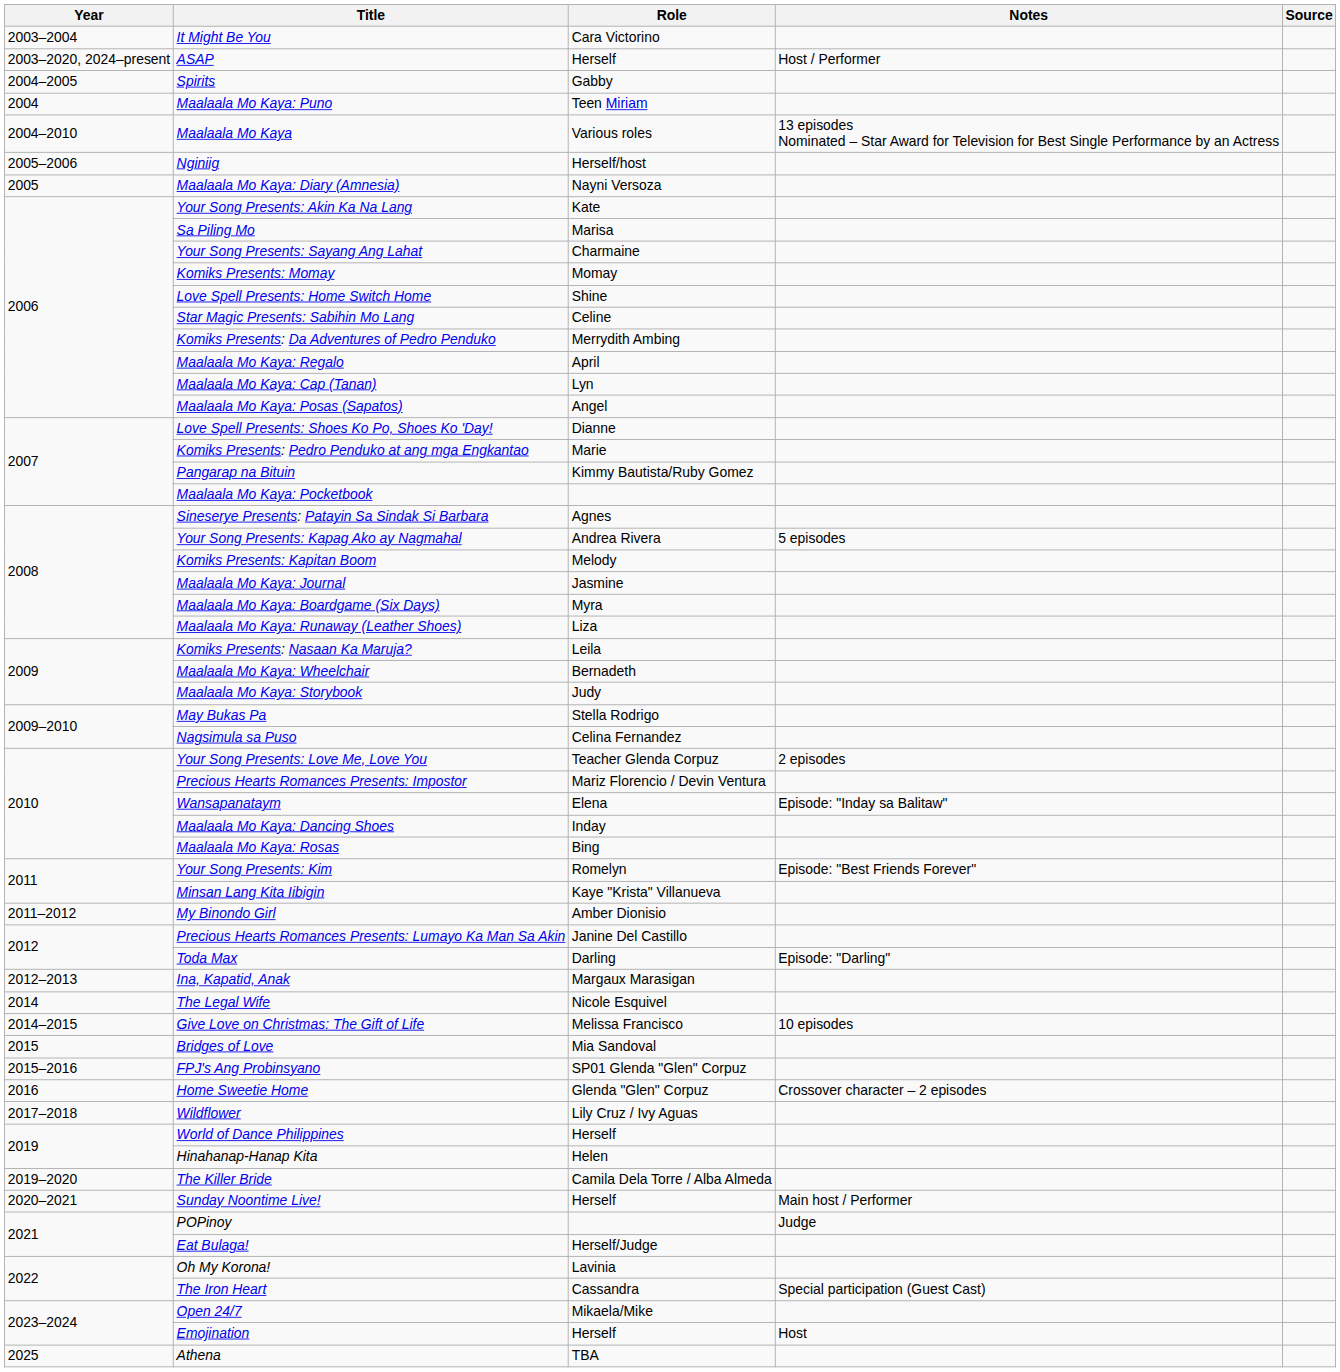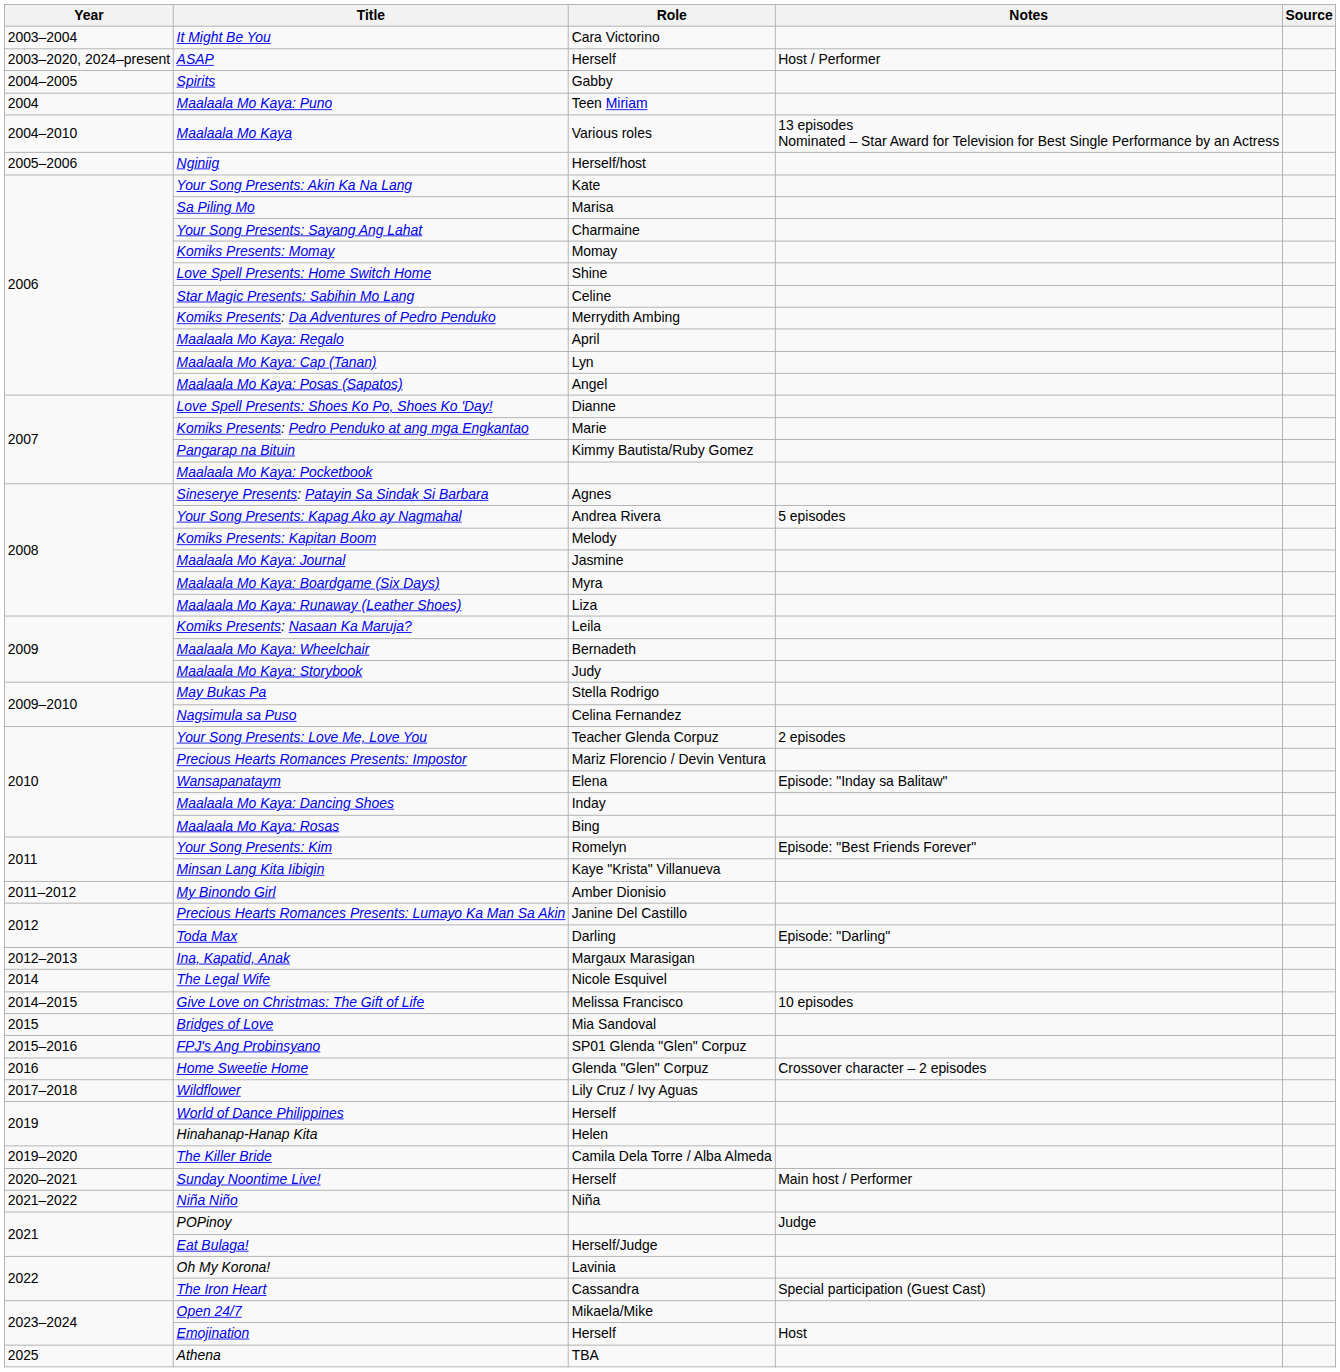- row: (288, 185)
+ row: (207, 1201)
